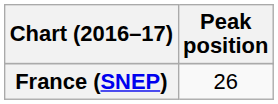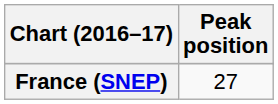(226, 81) 26 -> (226, 81) 27
